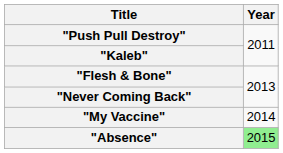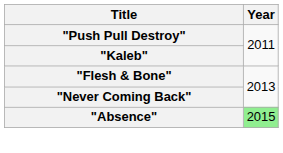- row: (124, 117)
